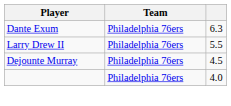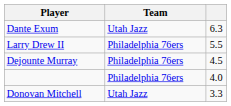(145, 28) Philadelphia 76ers -> (127, 28) Utah Jazz
+ row: (44, 93)
